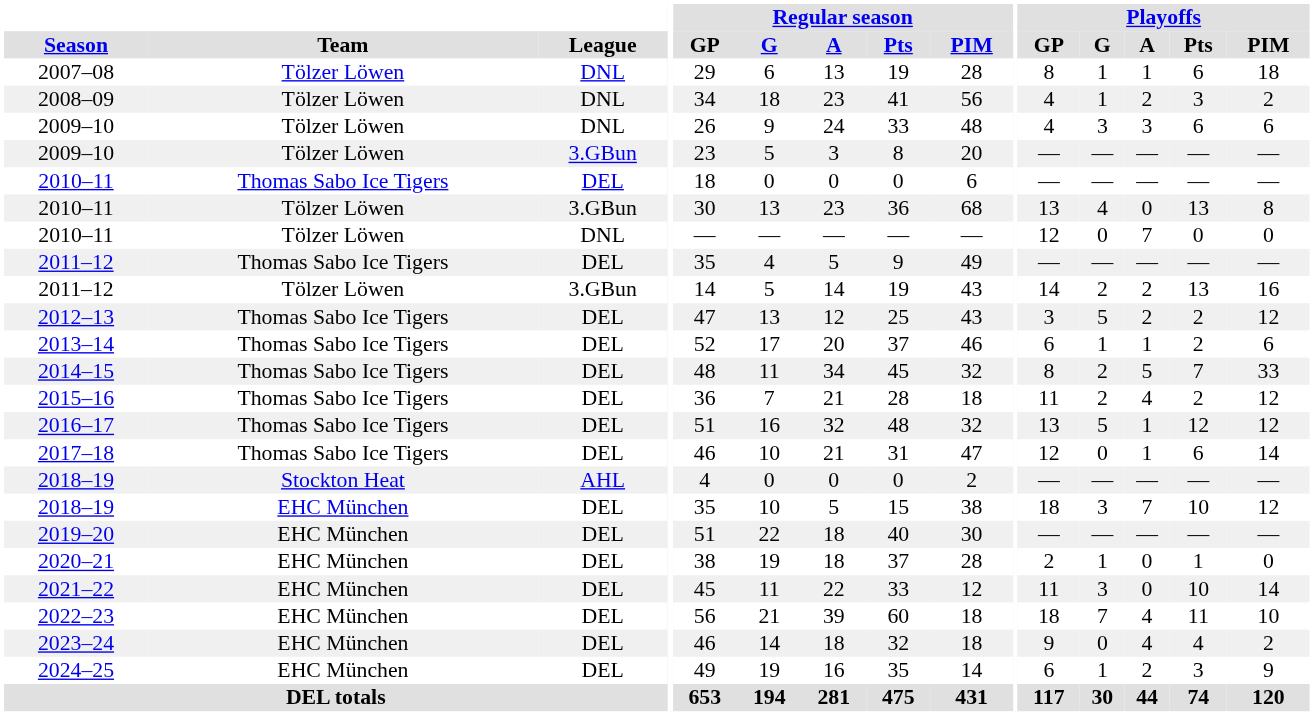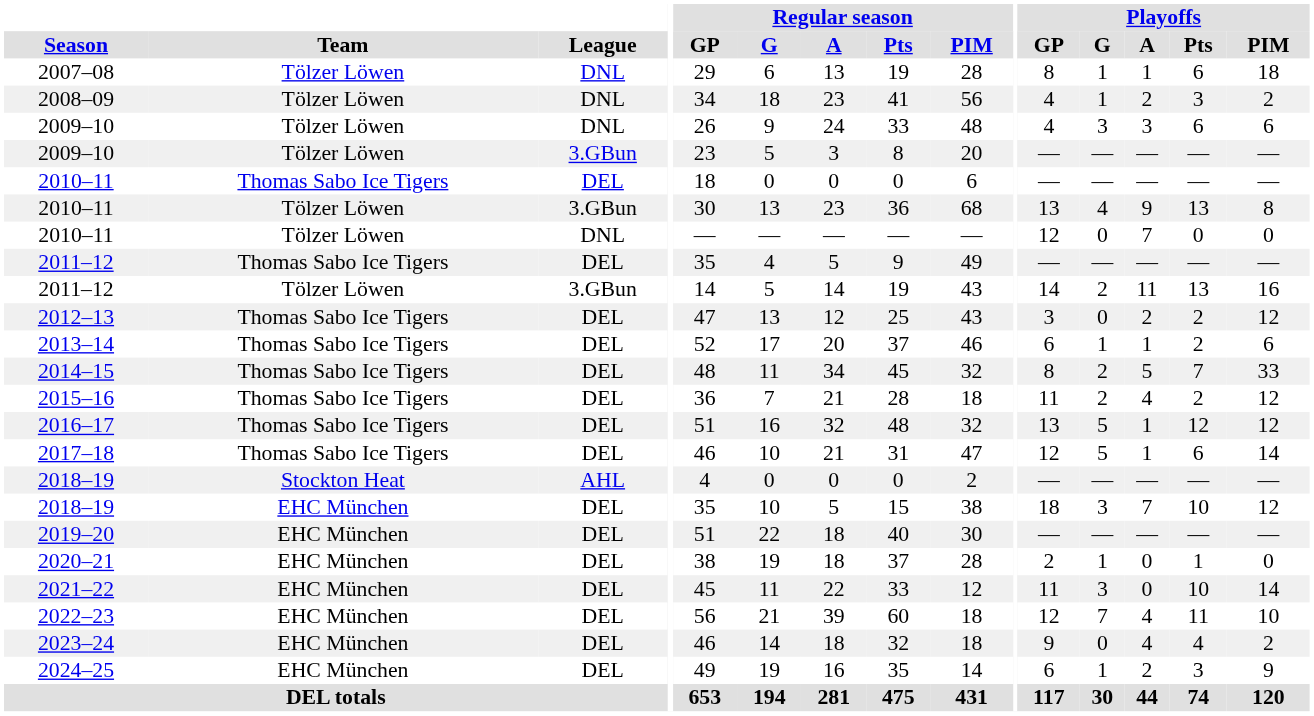(1147, 207) 0 -> (1147, 207) 9
(1147, 289) 2 -> (1147, 289) 11
(1102, 316) 5 -> (1102, 316) 0
(1102, 452) 0 -> (1102, 452) 5
(1049, 615) 18 -> (1049, 615) 12
